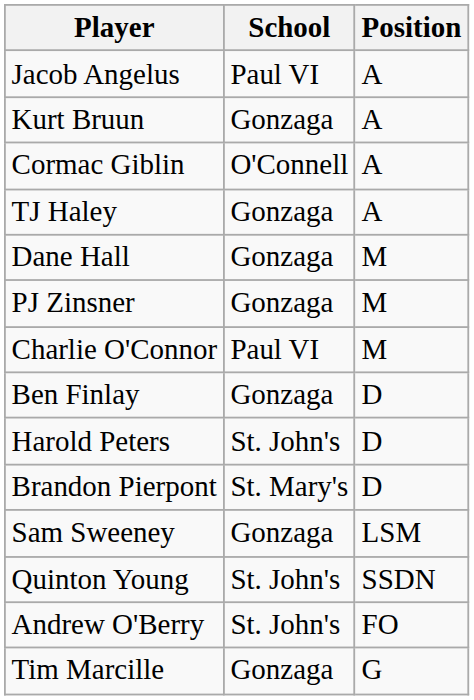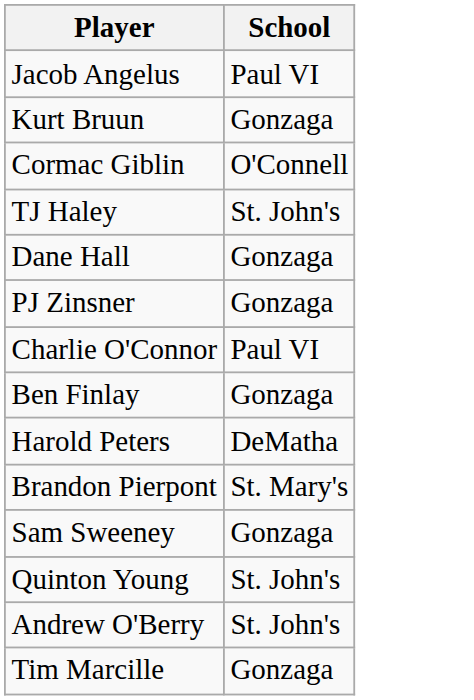- column: (412, 27)
(282, 211) Gonzaga -> (285, 211) St. John's
(285, 440) St. John's -> (284, 440) DeMatha
